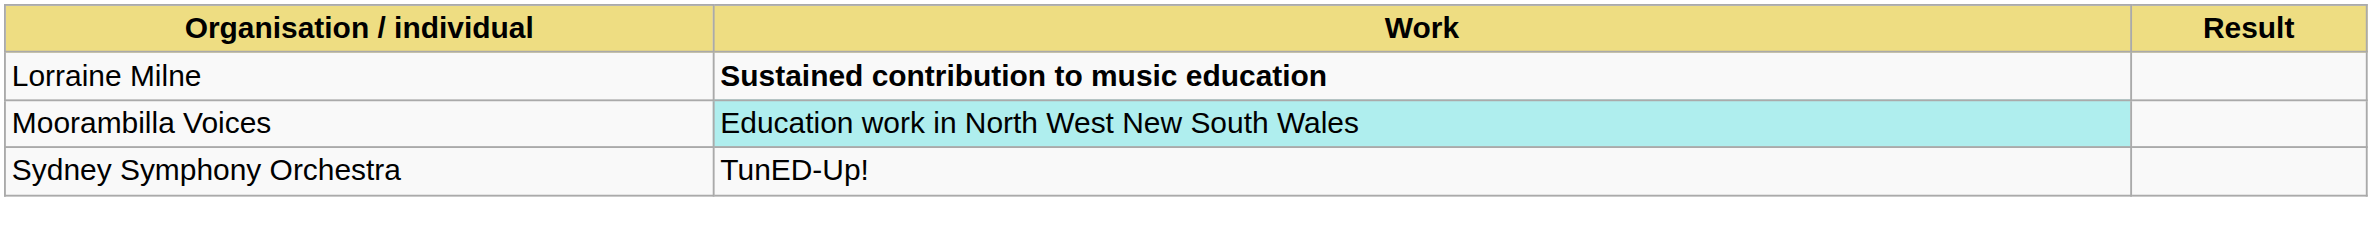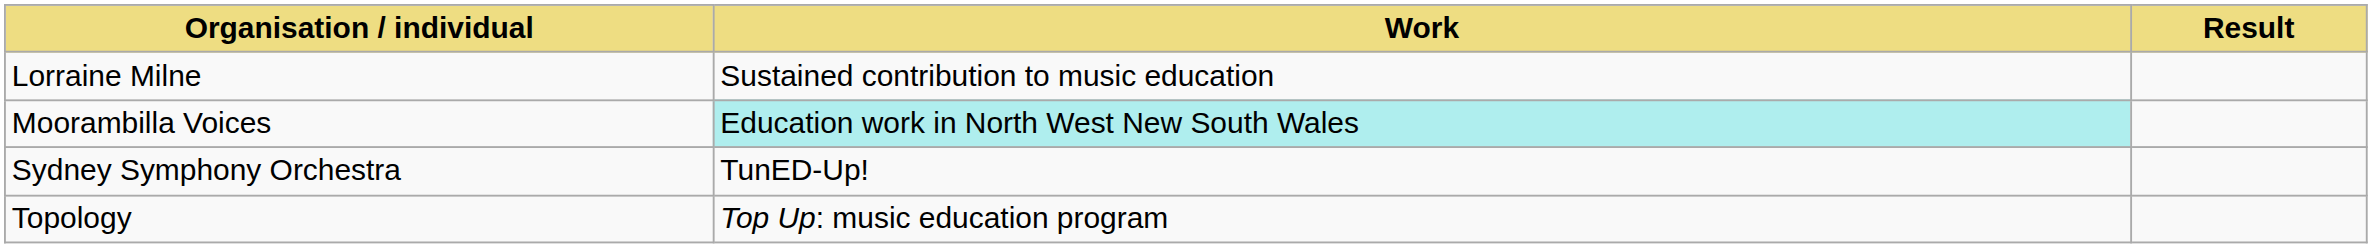(1024, 75) bold -> (997, 75) normal
+ row: (72, 218)
